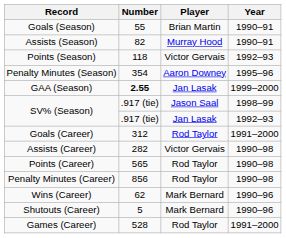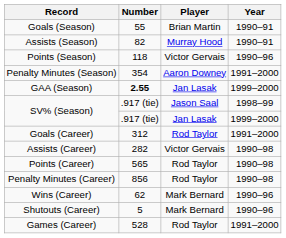(255, 57) 1992–93 -> (255, 57) 1990–96
(255, 73) 1995–96 -> (255, 73) 1991–2000
(255, 118) 1992–93 -> (255, 118) 1999–2000
